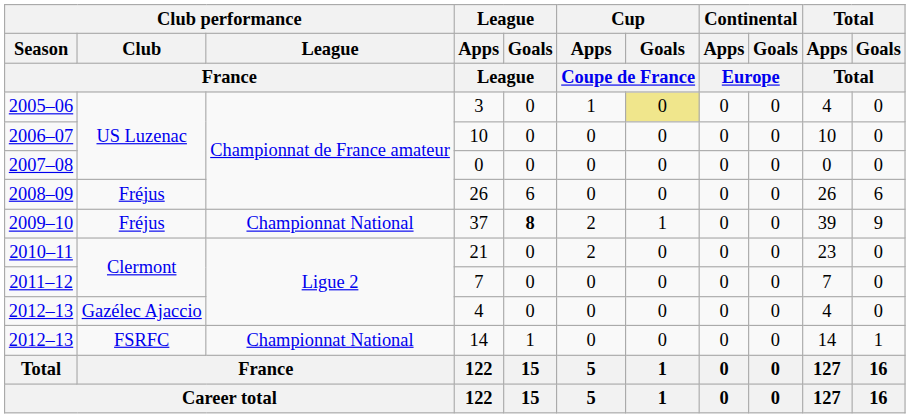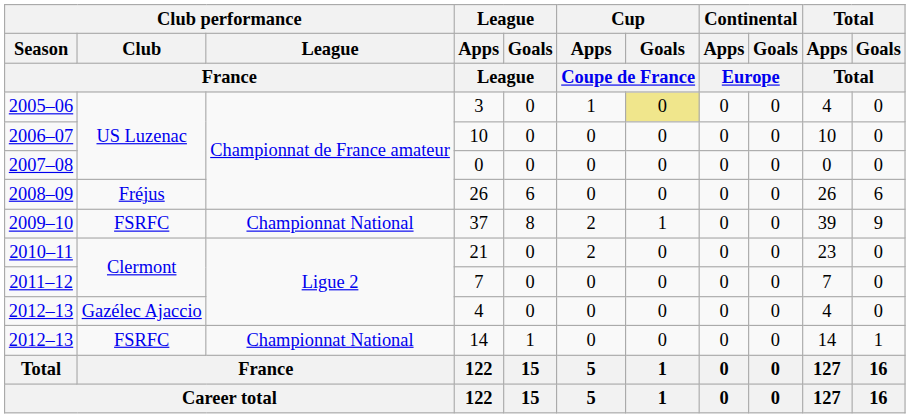(142, 223) Fréjus -> (142, 223) FSRFC
(530, 223) bold -> (530, 223) normal
